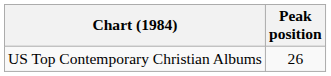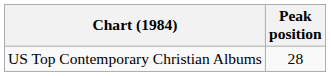(295, 58) 26 -> (295, 58) 28
